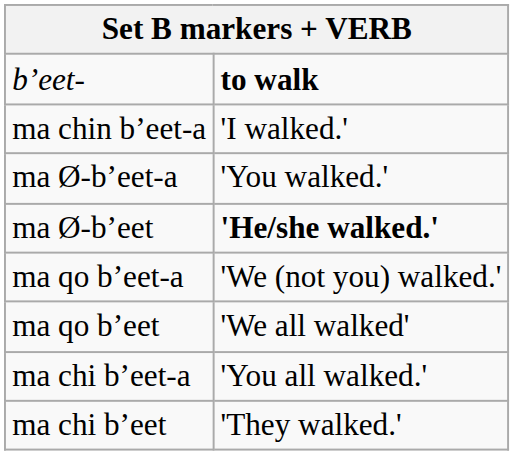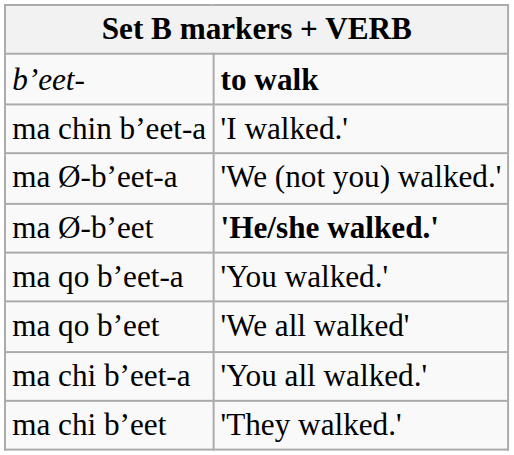(304, 177) 'You walked.' -> (361, 177) 'We (not you) walked.'
(361, 276) 'We (not you) walked.' -> (304, 276) 'You walked.'
